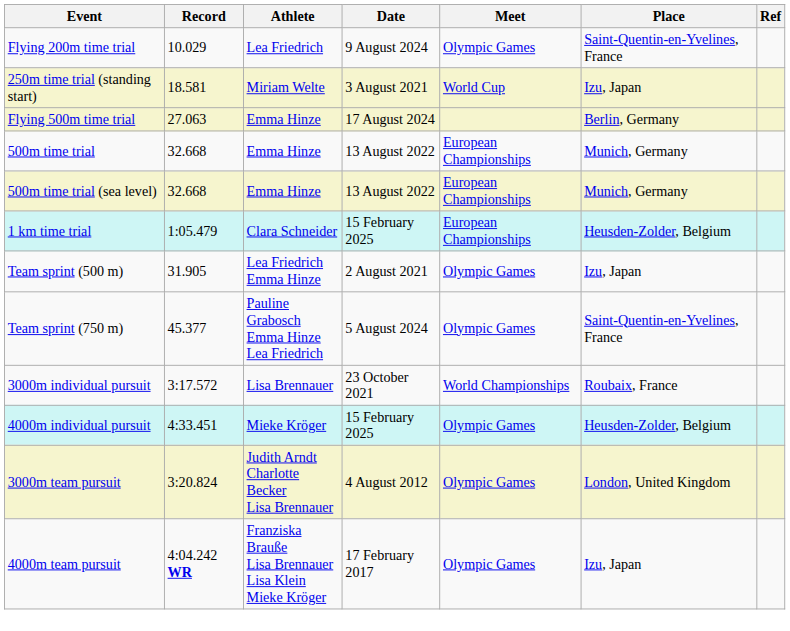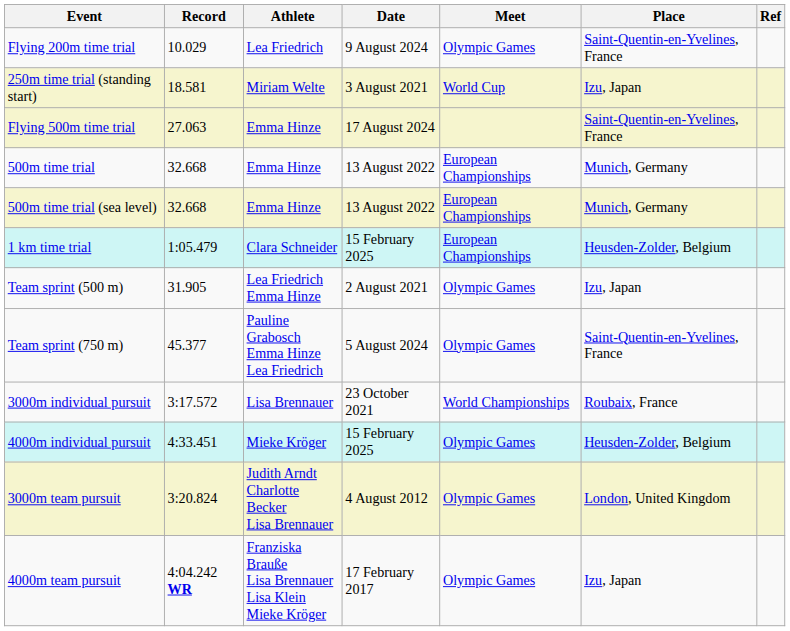(632, 119) Berlin, Germany -> (661, 128) Saint-Quentin-en-Yvelines, France
